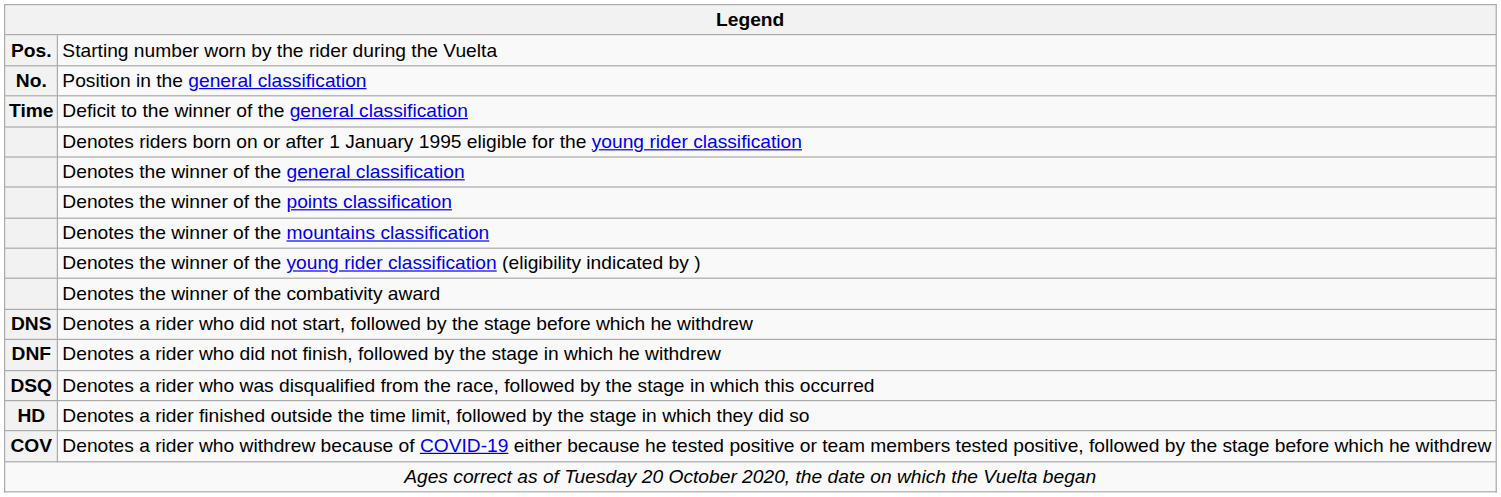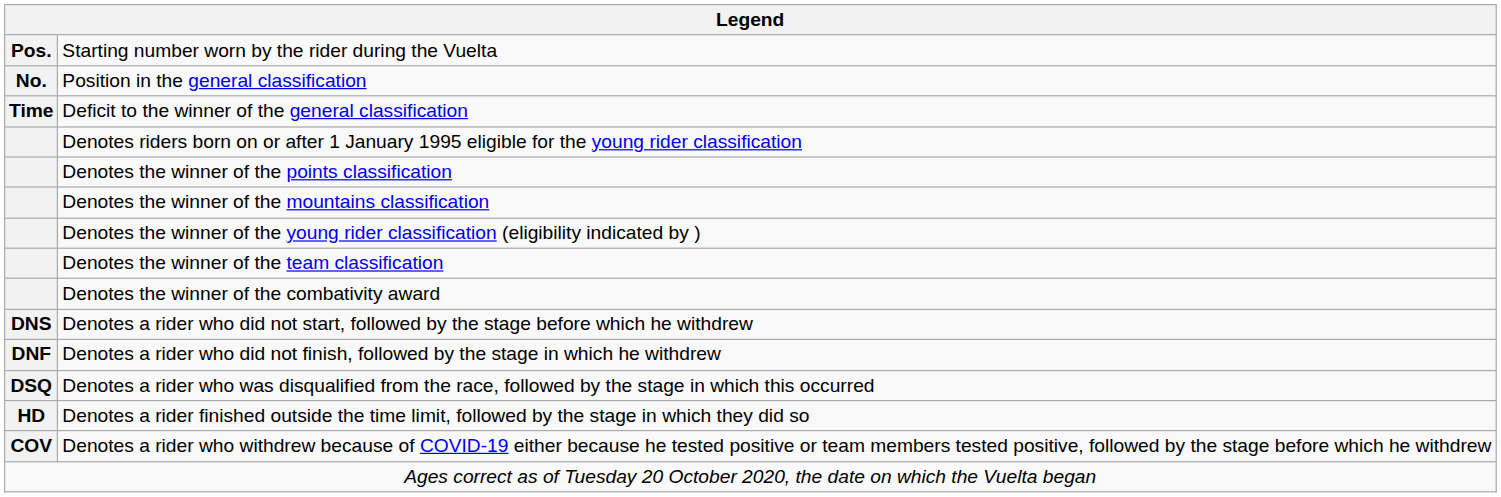- row: (264, 171)
+ row: (253, 263)
